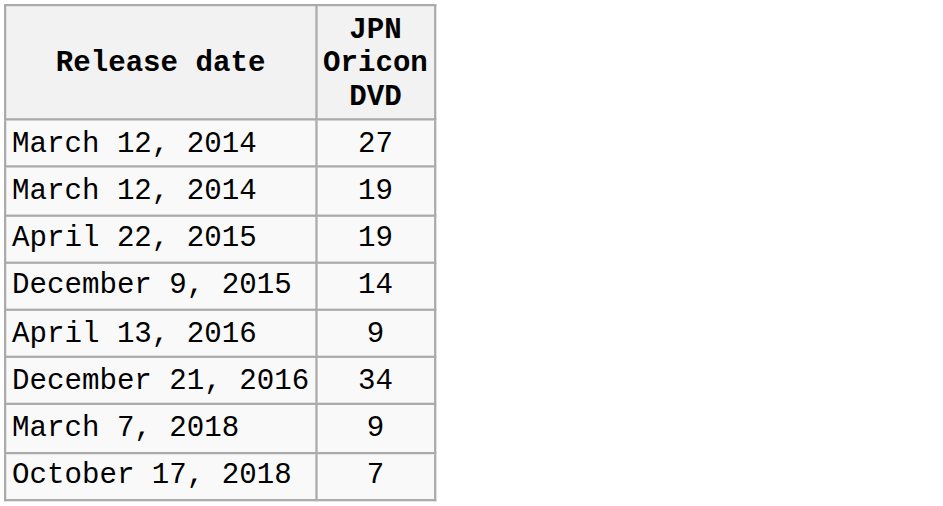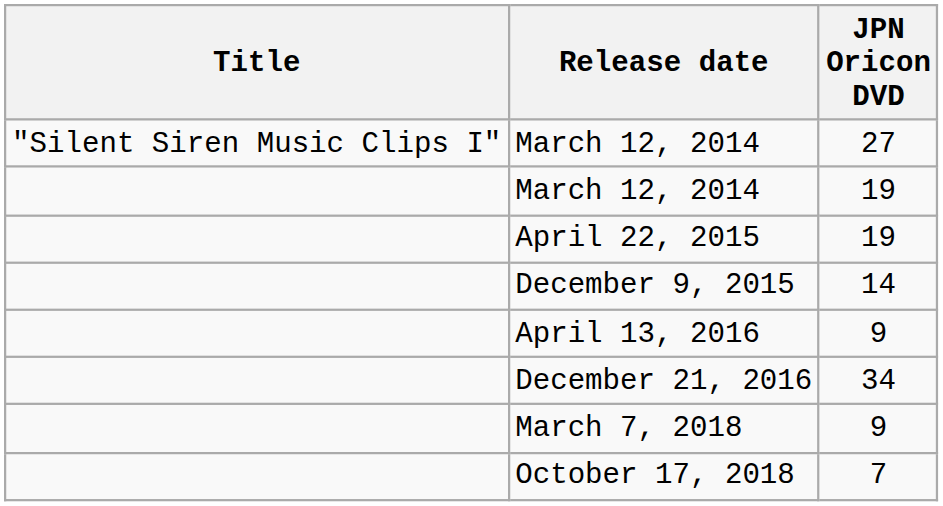+ column: (257, 62)
